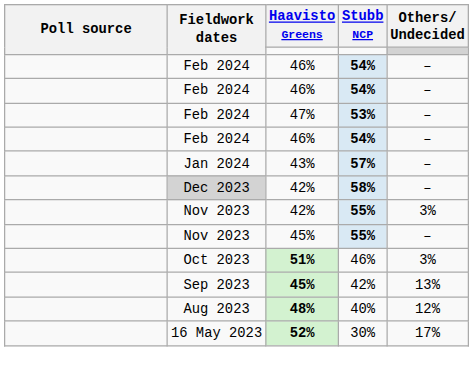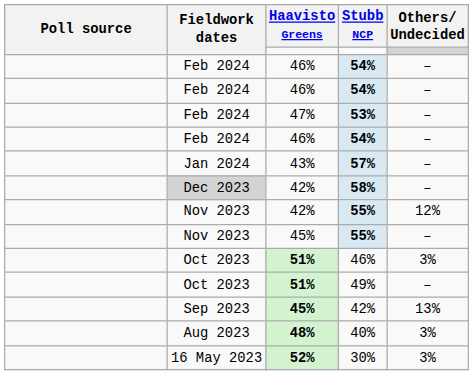(427, 212) 3% -> (427, 212) 12%
+ row: (302, 285)
(427, 309) 12% -> (427, 333) 3%
(427, 333) 17% -> (427, 358) 3%
